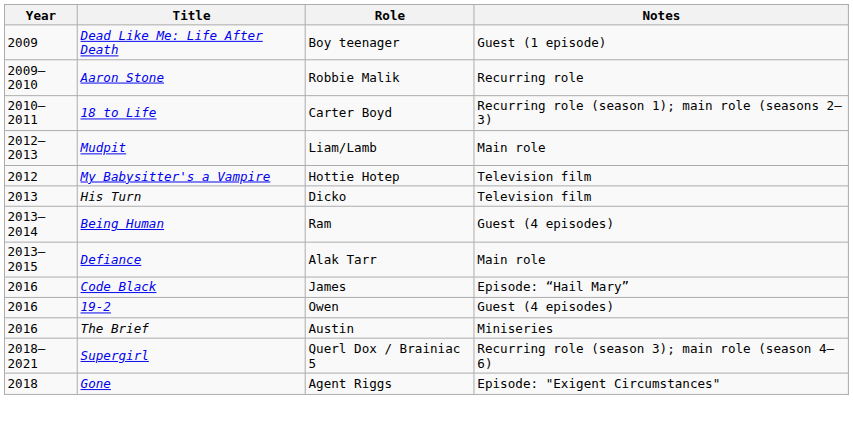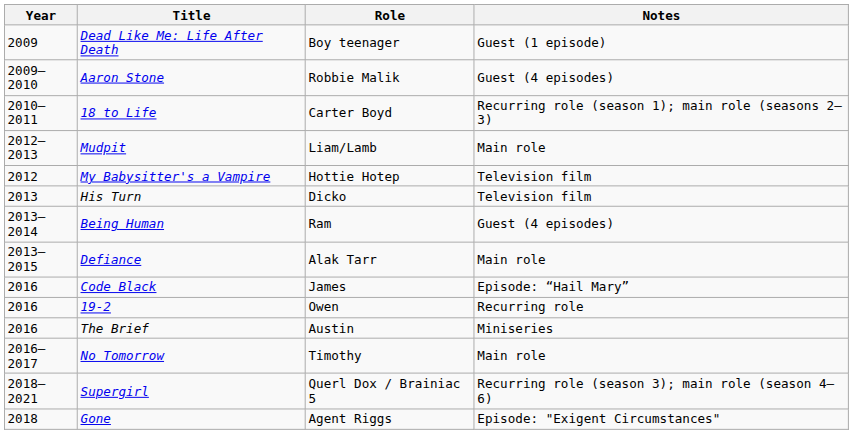(530, 78) Recurring role -> (546, 78) Guest (4 episodes)
(546, 308) Guest (4 episodes) -> (530, 308) Recurring role
+ row: (122, 356)
